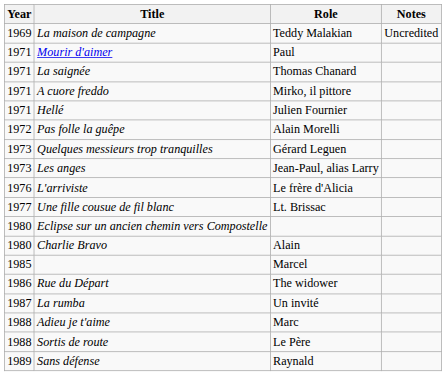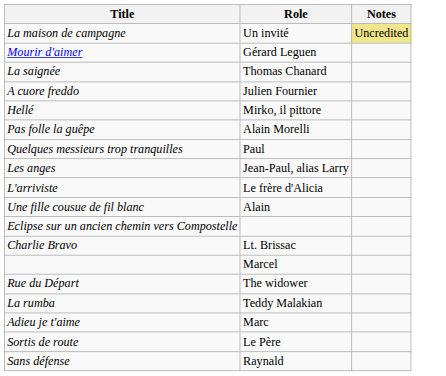- column: (19, 14)
(313, 33) Teddy Malakian -> (266, 33) Un invité
(411, 33) no background -> (381, 33) khaki background
(284, 52) Paul -> (280, 52) Gérard Leguen
(312, 91) Mirko, il pittore -> (280, 91) Julien Fournier
(310, 110) Julien Fournier -> (282, 110) Mirko, il pittore
(310, 149) Gérard Leguen -> (254, 149) Paul
(299, 206) Lt. Brissac -> (257, 206) Alain
(287, 245) Alain -> (269, 245) Lt. Brissac
(296, 303) Un invité -> (283, 303) Teddy Malakian
